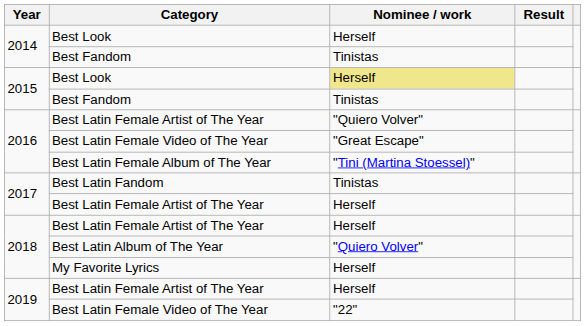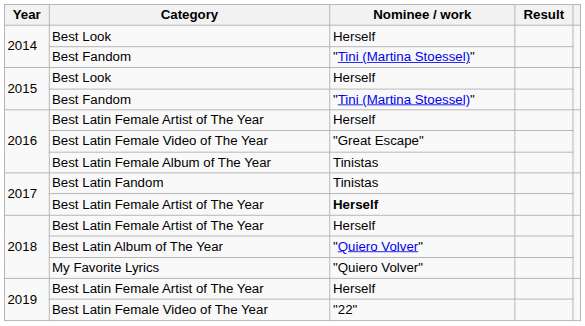(356, 57) Tinistas -> (404, 57) "Tini (Martina Stoessel)"
(354, 78) khaki background -> (354, 78) no background
(356, 99) Tinistas -> (404, 99) "Tini (Martina Stoessel)"
(378, 120) "Quiero Volver" -> (354, 120) Herself
(404, 162) "Tini (Martina Stoessel)" -> (356, 162) Tinistas
(354, 204) normal -> (356, 204) bold
(354, 267) Herself -> (378, 267) "Quiero Volver"
